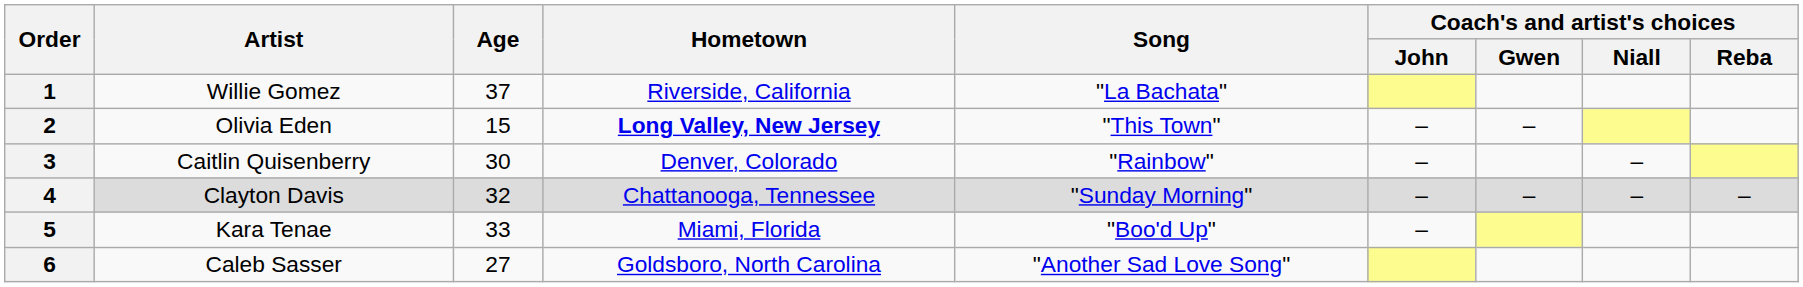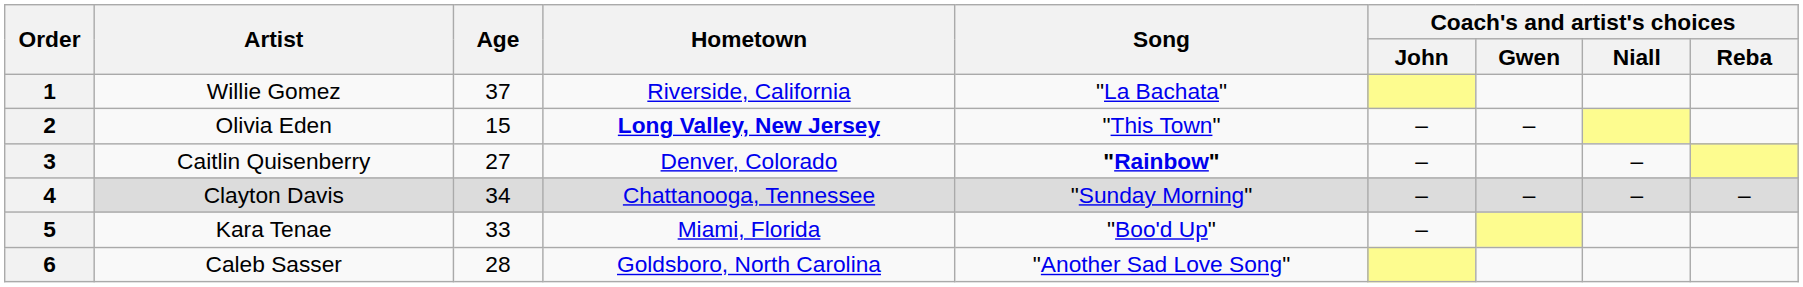(498, 160) 30 -> (498, 160) 27
(1161, 160) normal -> (1161, 160) bold
(498, 195) 32 -> (498, 195) 34
(498, 264) 27 -> (498, 264) 28
